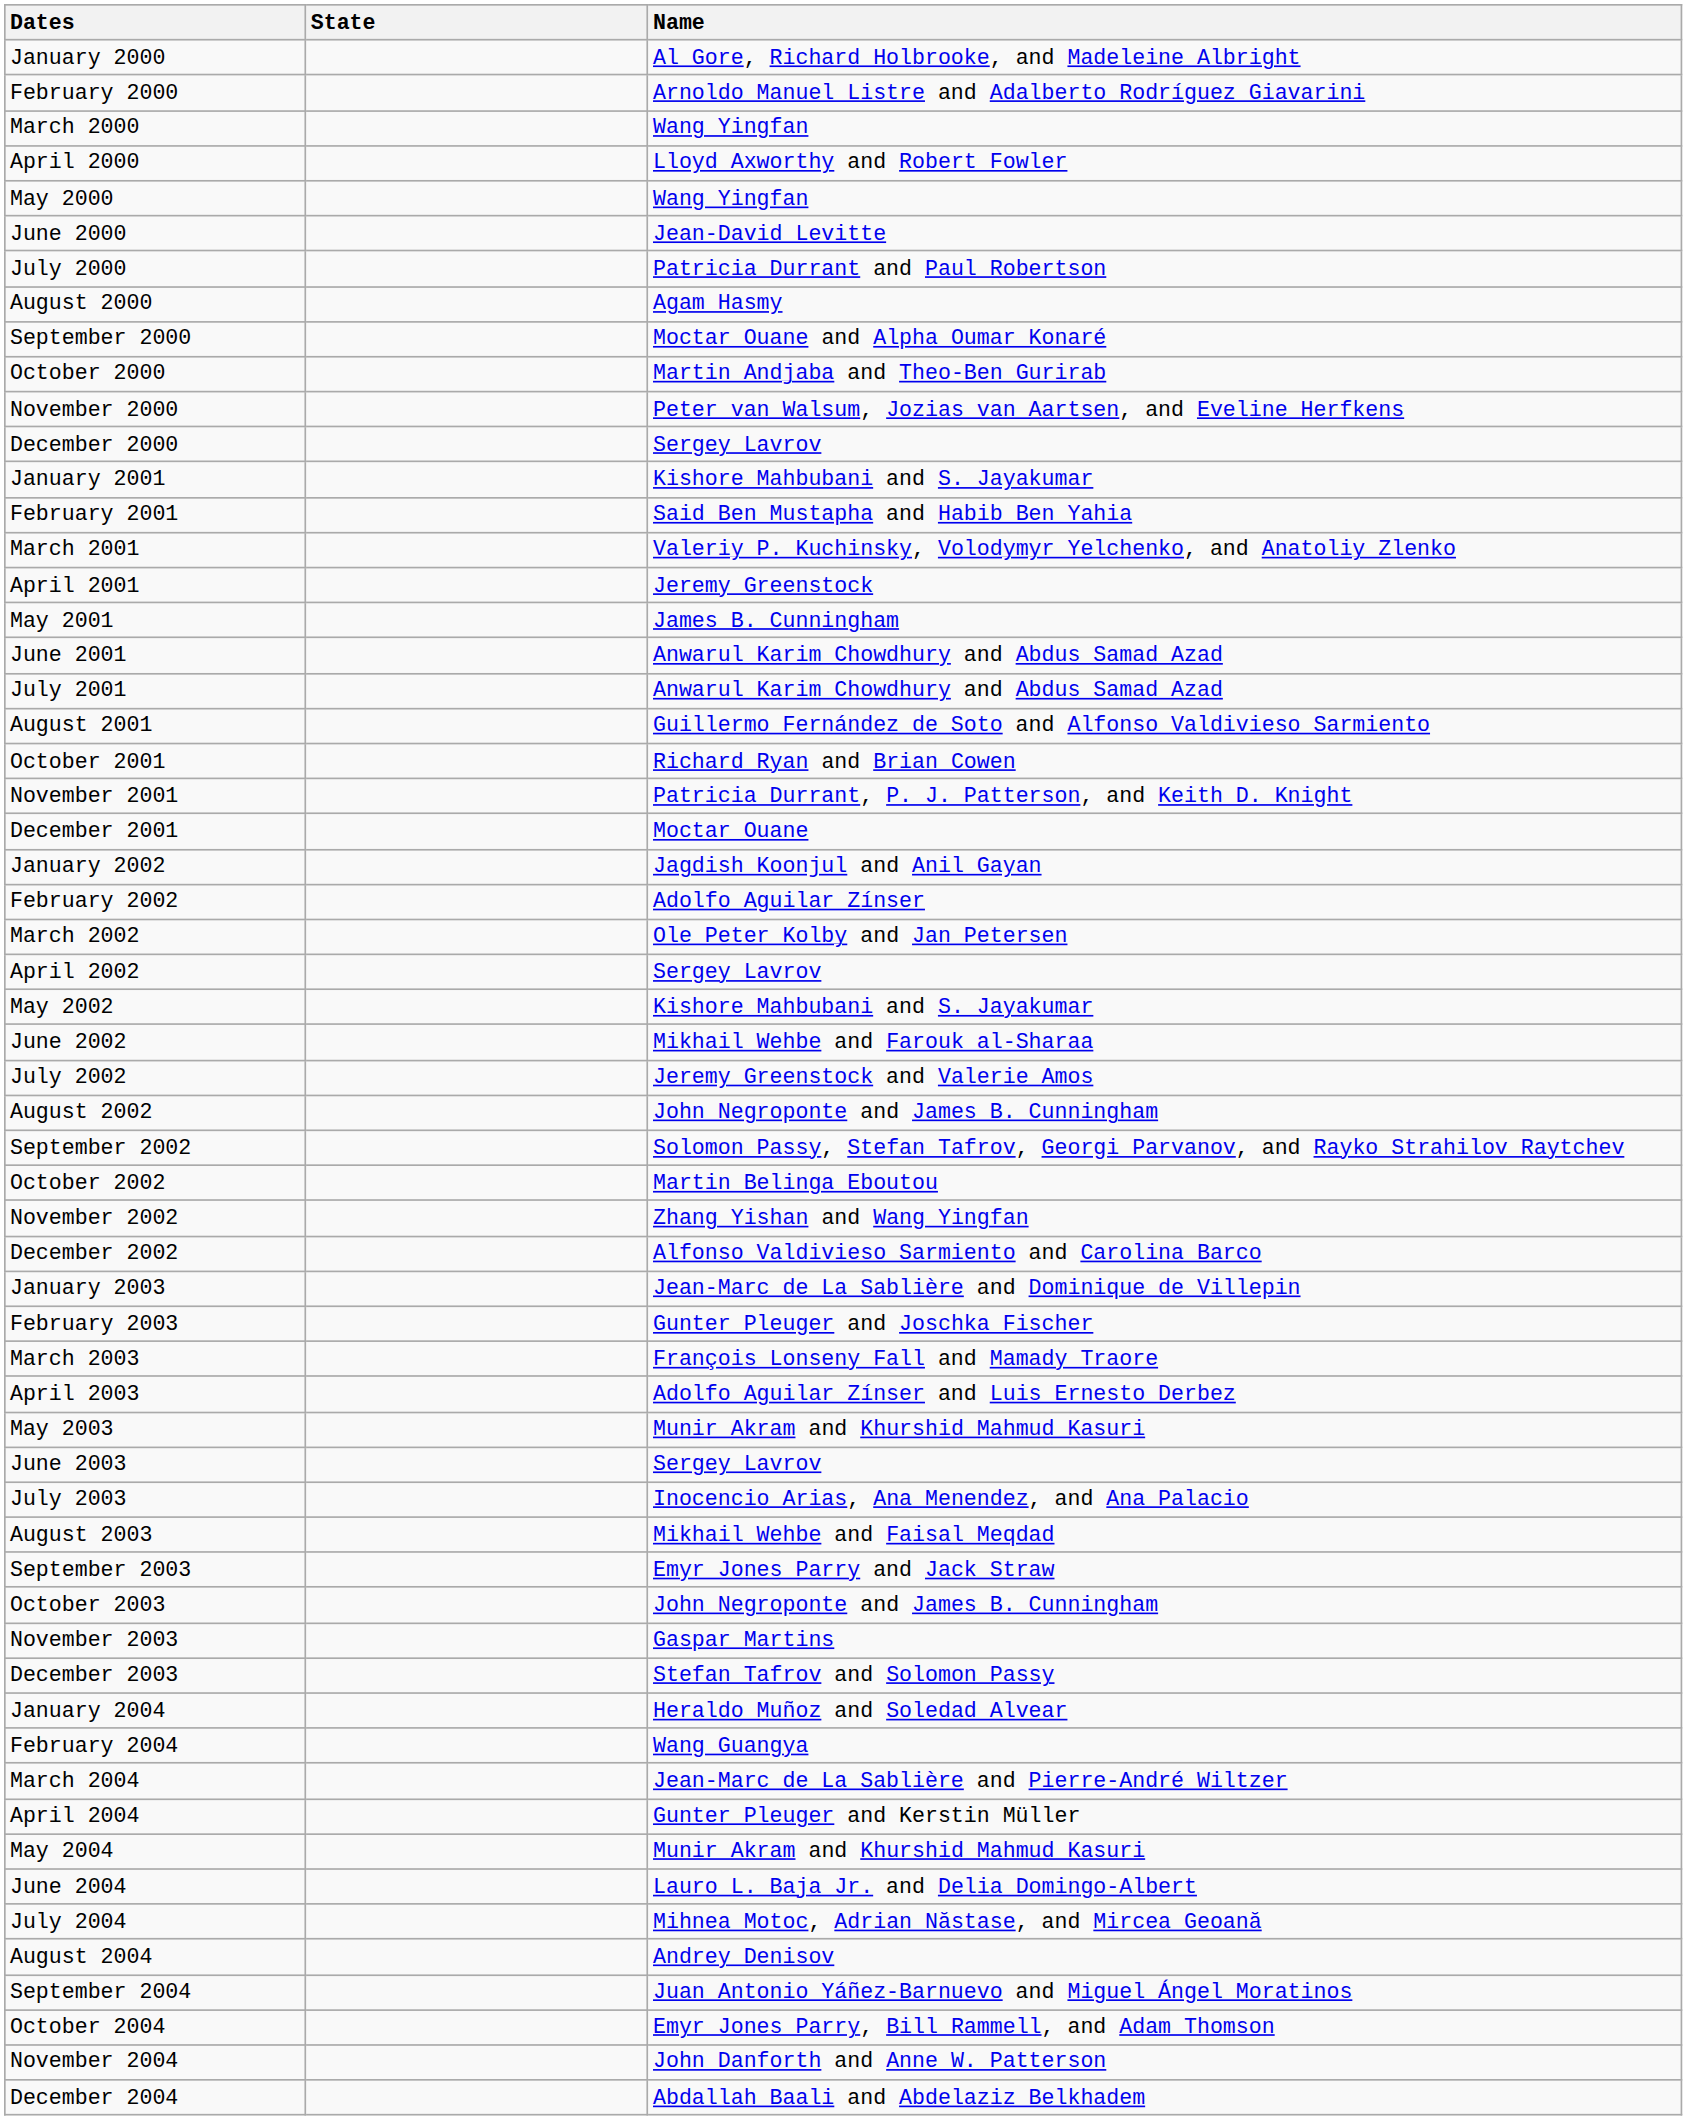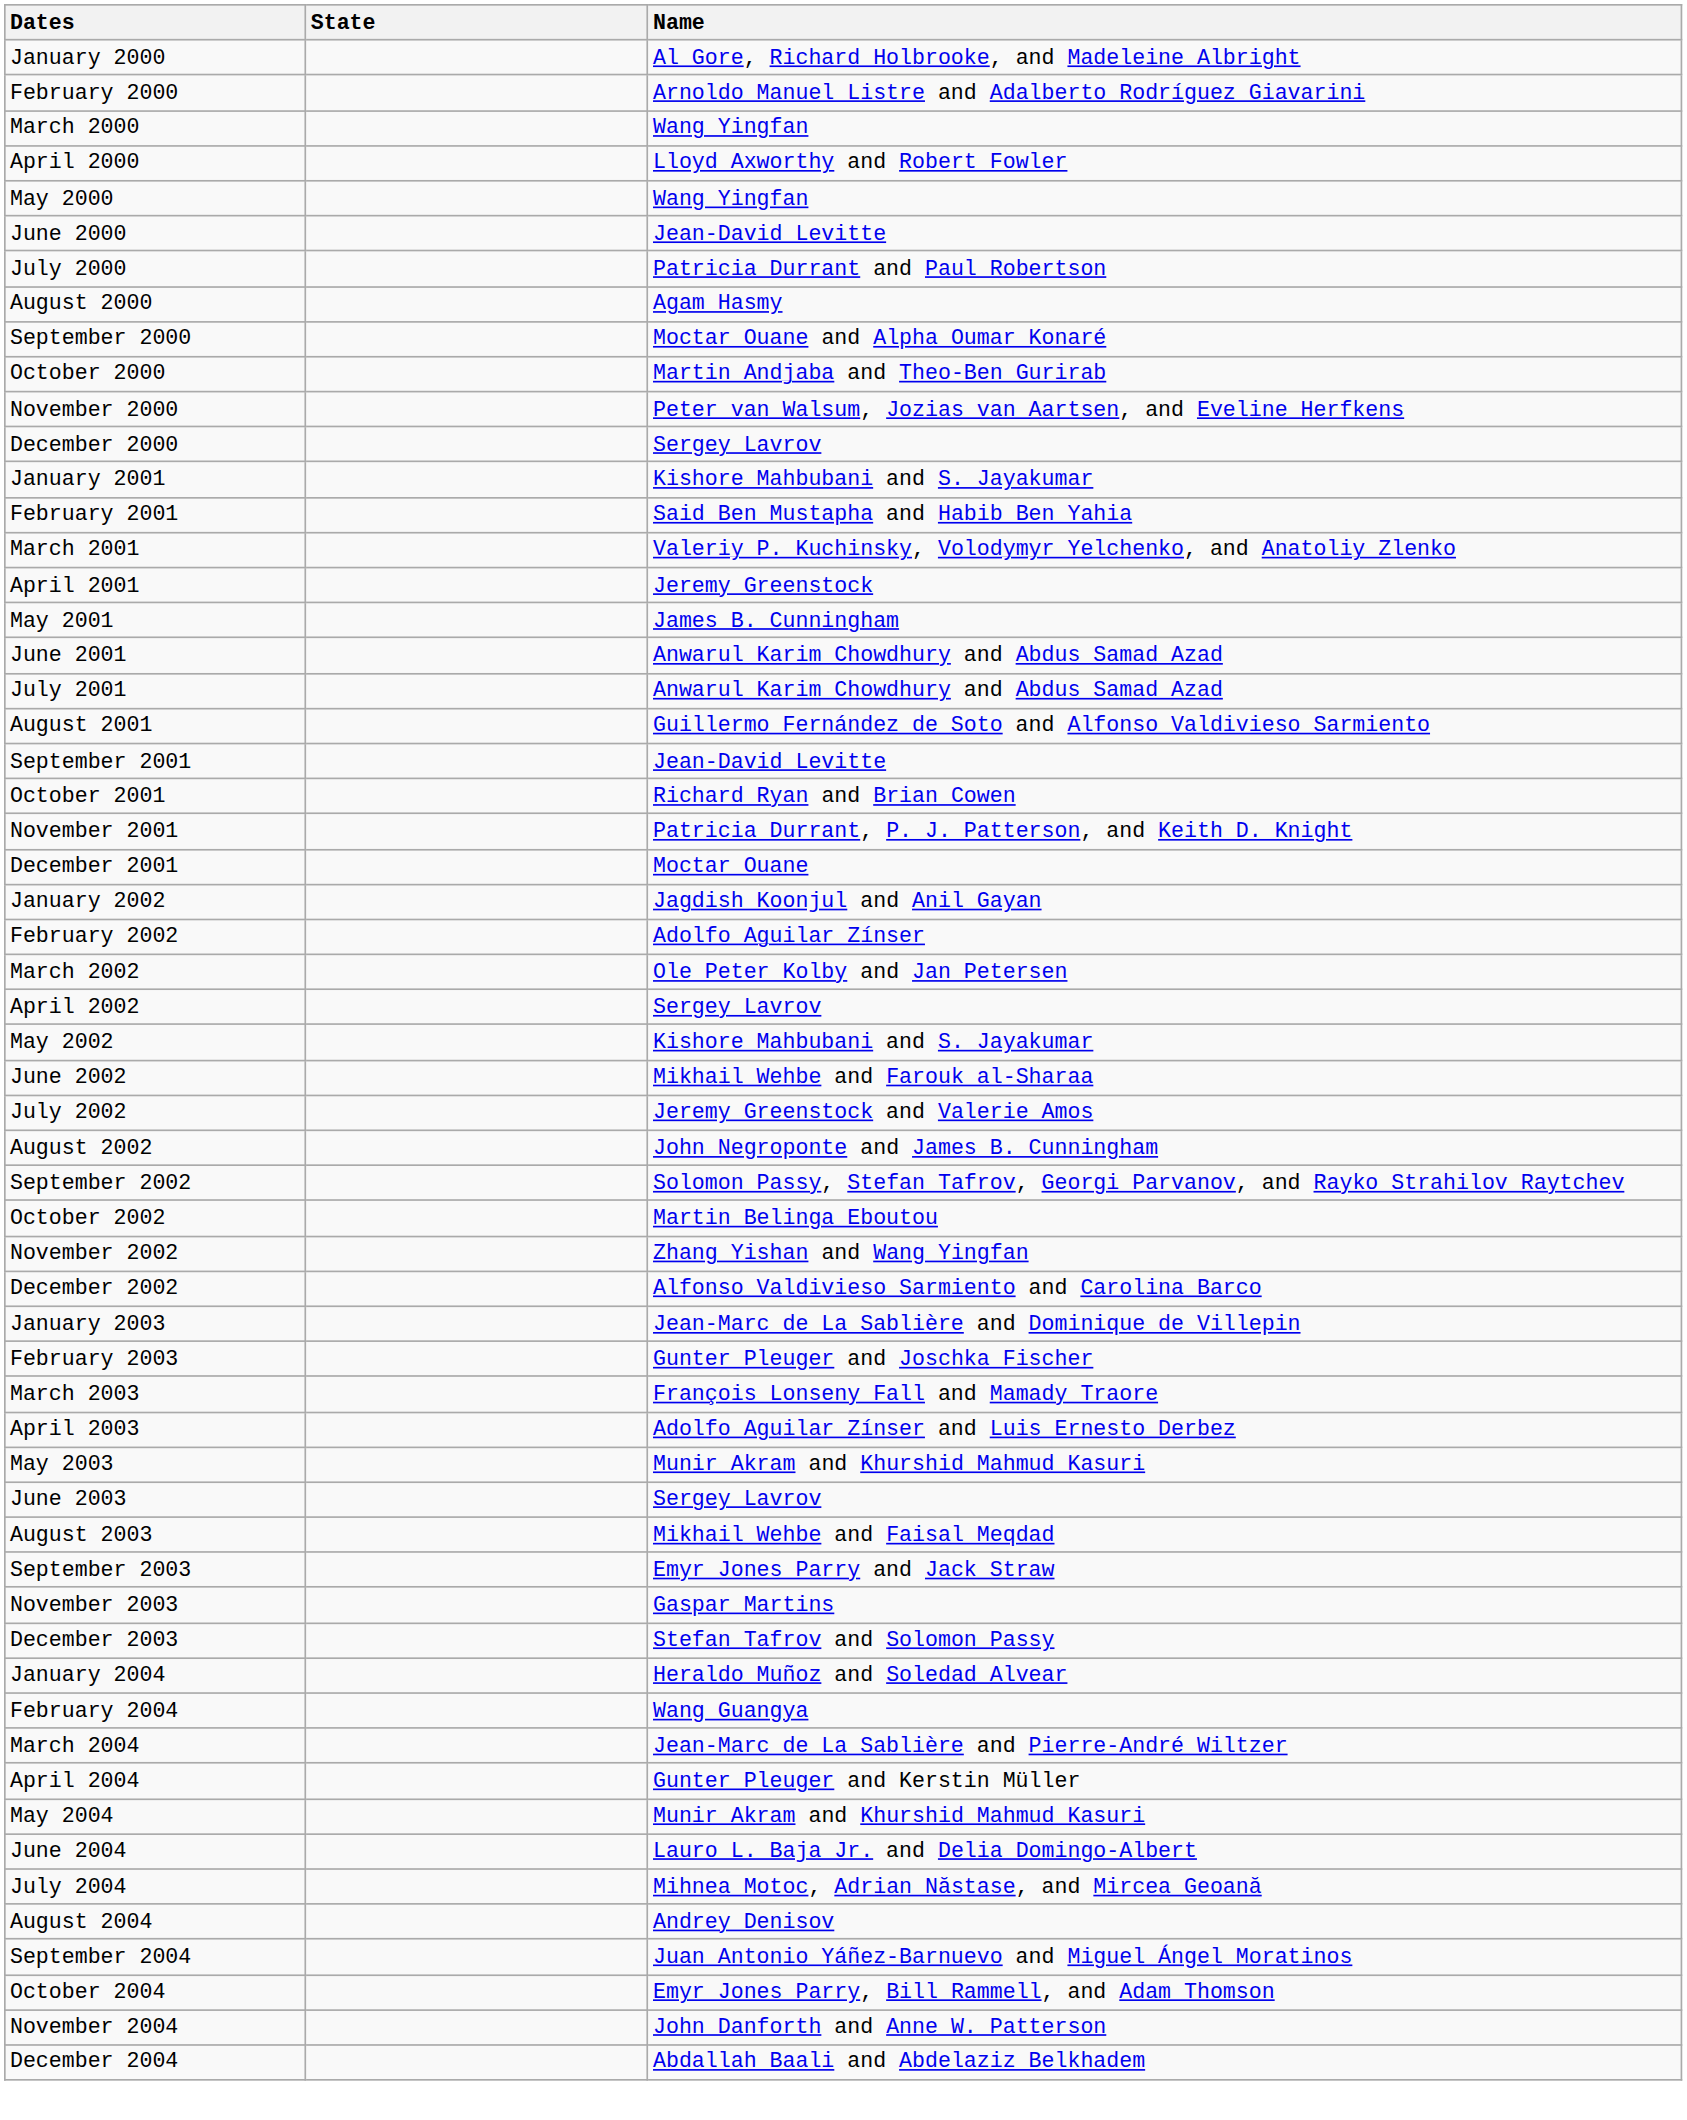+ row: (101, 761)
- row: (68, 1500)
- row: (88, 1605)
